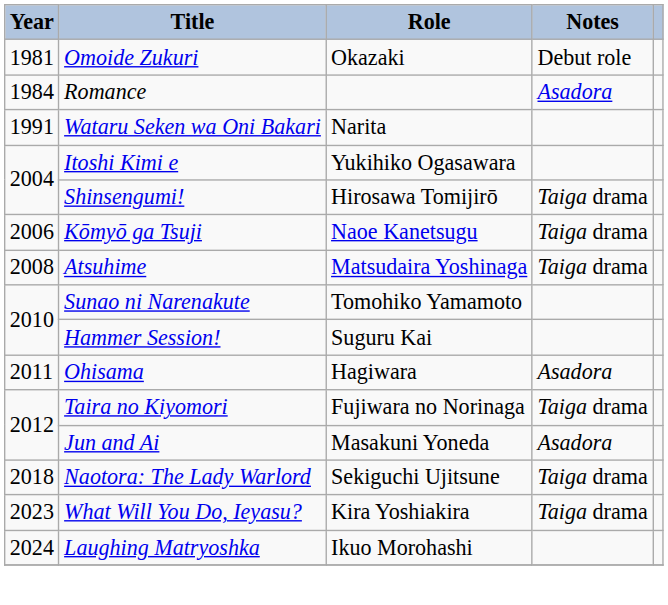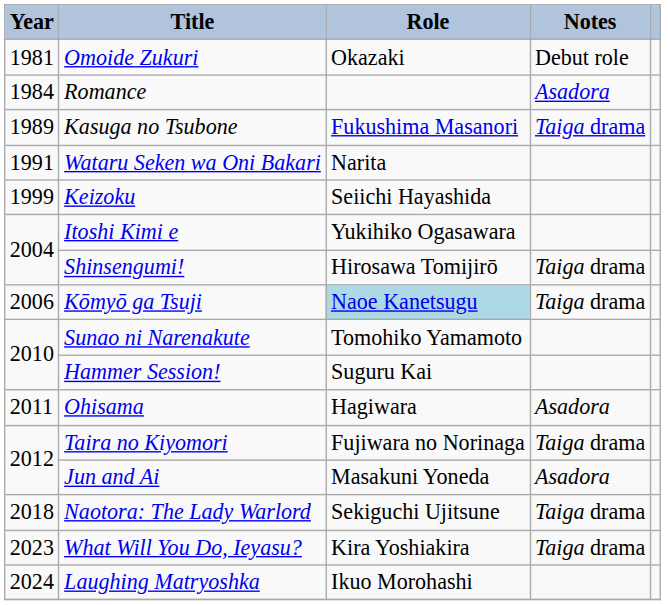+ row: (151, 127)
+ row: (100, 197)
(404, 232) no background -> (404, 302) lightblue background
- row: (105, 267)
